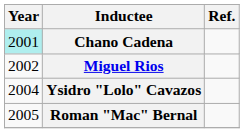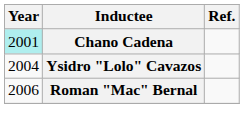- row: (124, 66)
(24, 115) 2005 -> (24, 90) 2006
